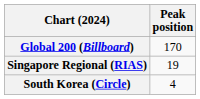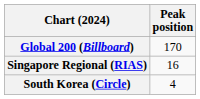(173, 65) 19 -> (173, 65) 16
